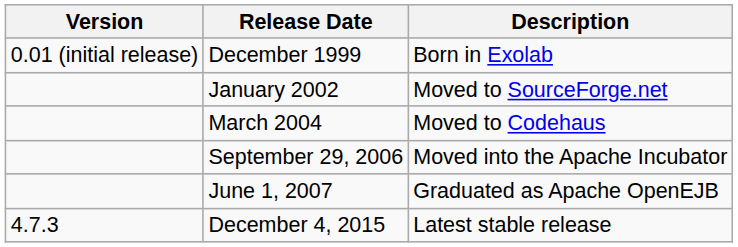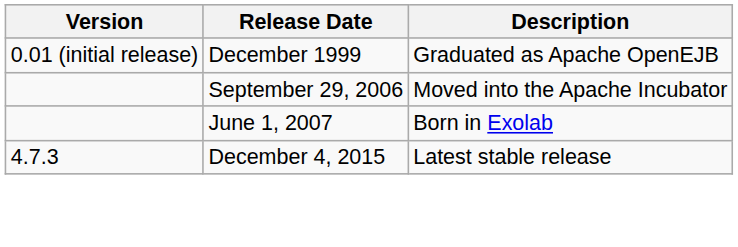(483, 56) Born in Exolab -> (566, 56) Graduated as Apache OpenEJB
- row: (274, 89)
- row: (265, 123)
(566, 191) Graduated as Apache OpenEJB -> (483, 123) Born in Exolab
